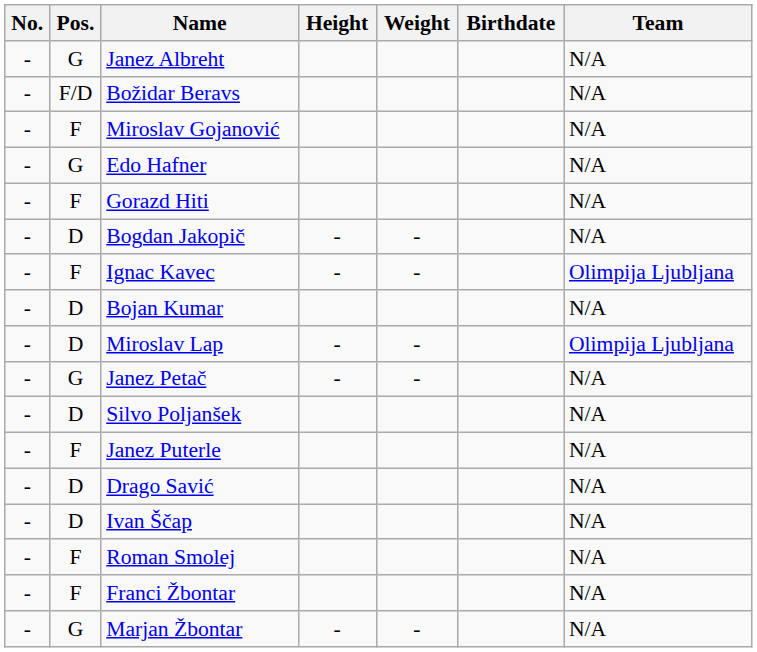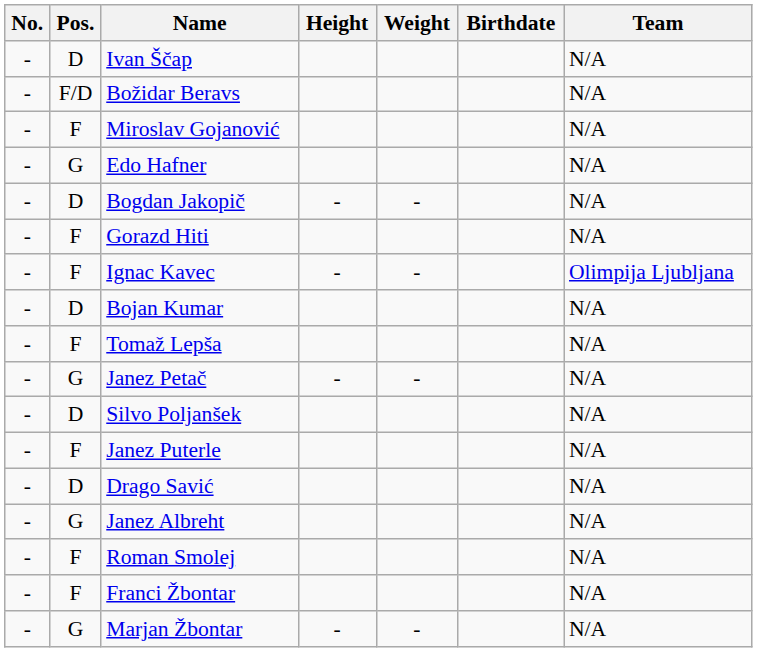rows swapped: (165, 58) <-> (149, 521)
rows swapped: (158, 200) <-> (176, 236)
- row: (165, 343)
+ row: (164, 343)
